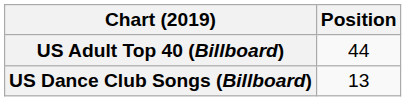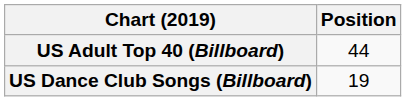(359, 80) 13 -> (359, 80) 19
